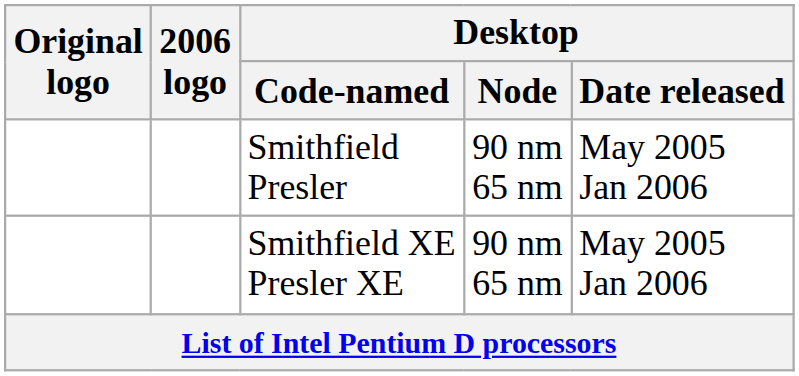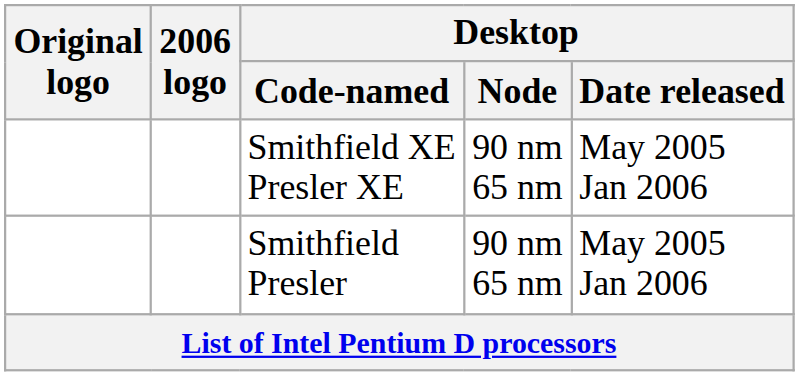rows swapped: (323, 166) <-> (352, 263)
